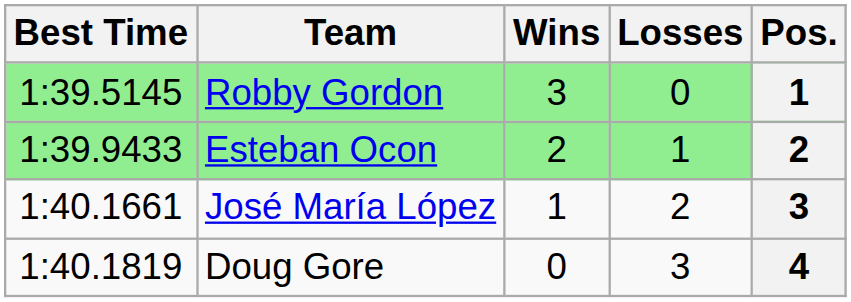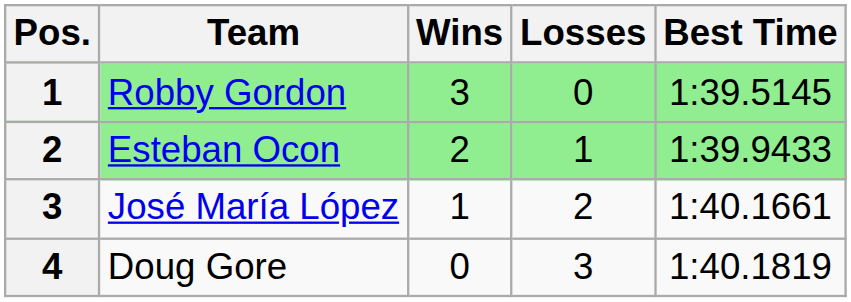columns swapped: (799, 33) <-> (101, 33)
